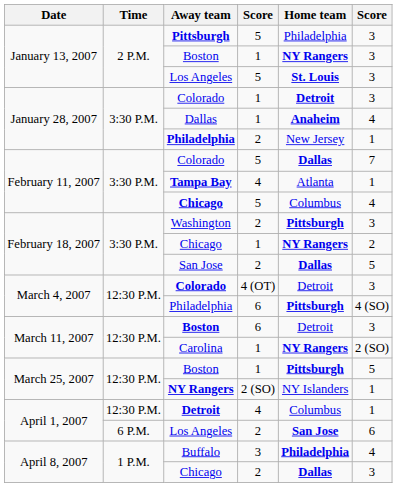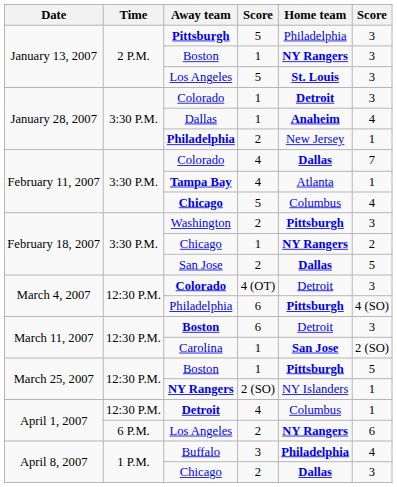(258, 160) 5 -> (258, 160) 4
(315, 347) NY Rangers -> (315, 347) San Jose
(315, 431) San Jose -> (315, 431) NY Rangers
